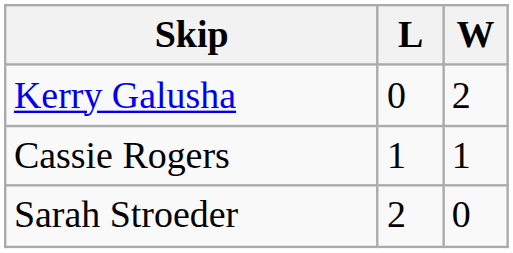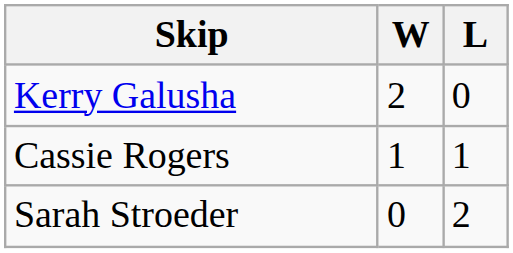columns swapped: (475, 34) <-> (411, 34)
